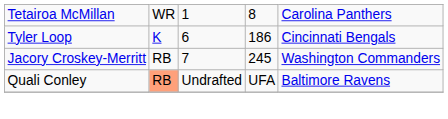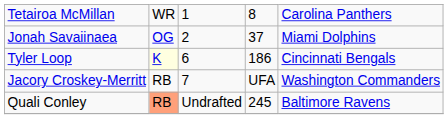+ row: (62, 37)
(157, 37) no background -> (157, 59) lightyellow background
(260, 59) 245 -> (262, 80) UFA
(262, 80) UFA -> (260, 102) 245
